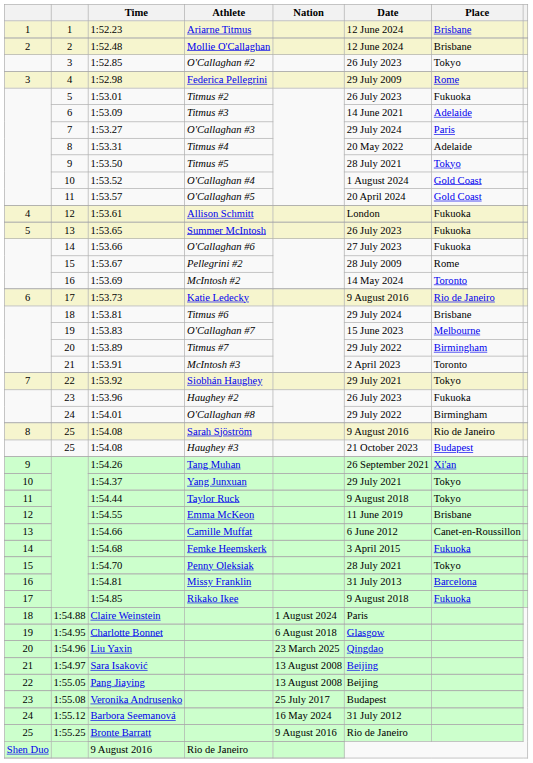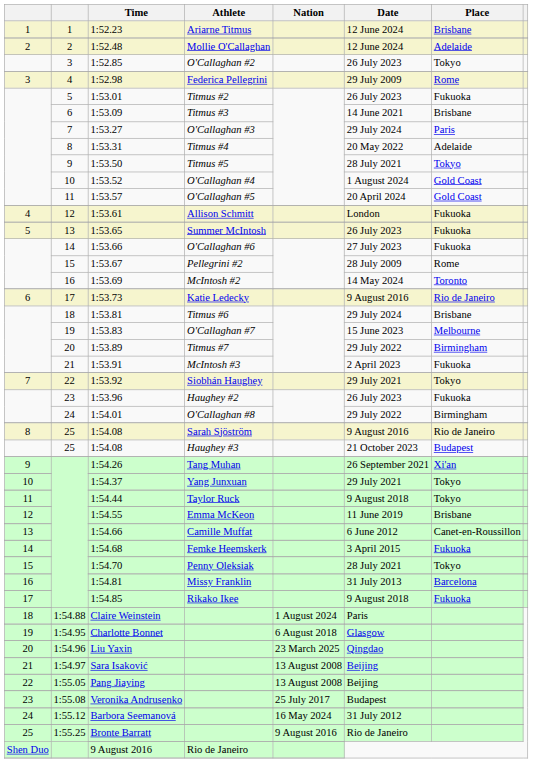(453, 46) Brisbane -> (453, 46) Adelaide
(453, 113) Adelaide -> (453, 113) Brisbane
(450, 364) Toronto -> (452, 364) Fukuoka
